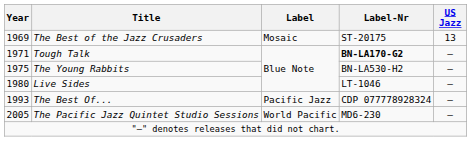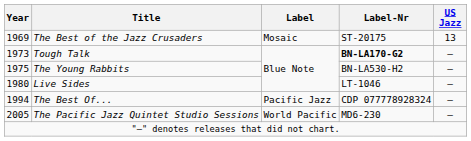(18, 53) 1971 -> (18, 53) 1973
(18, 99) 1993 -> (18, 99) 1994
